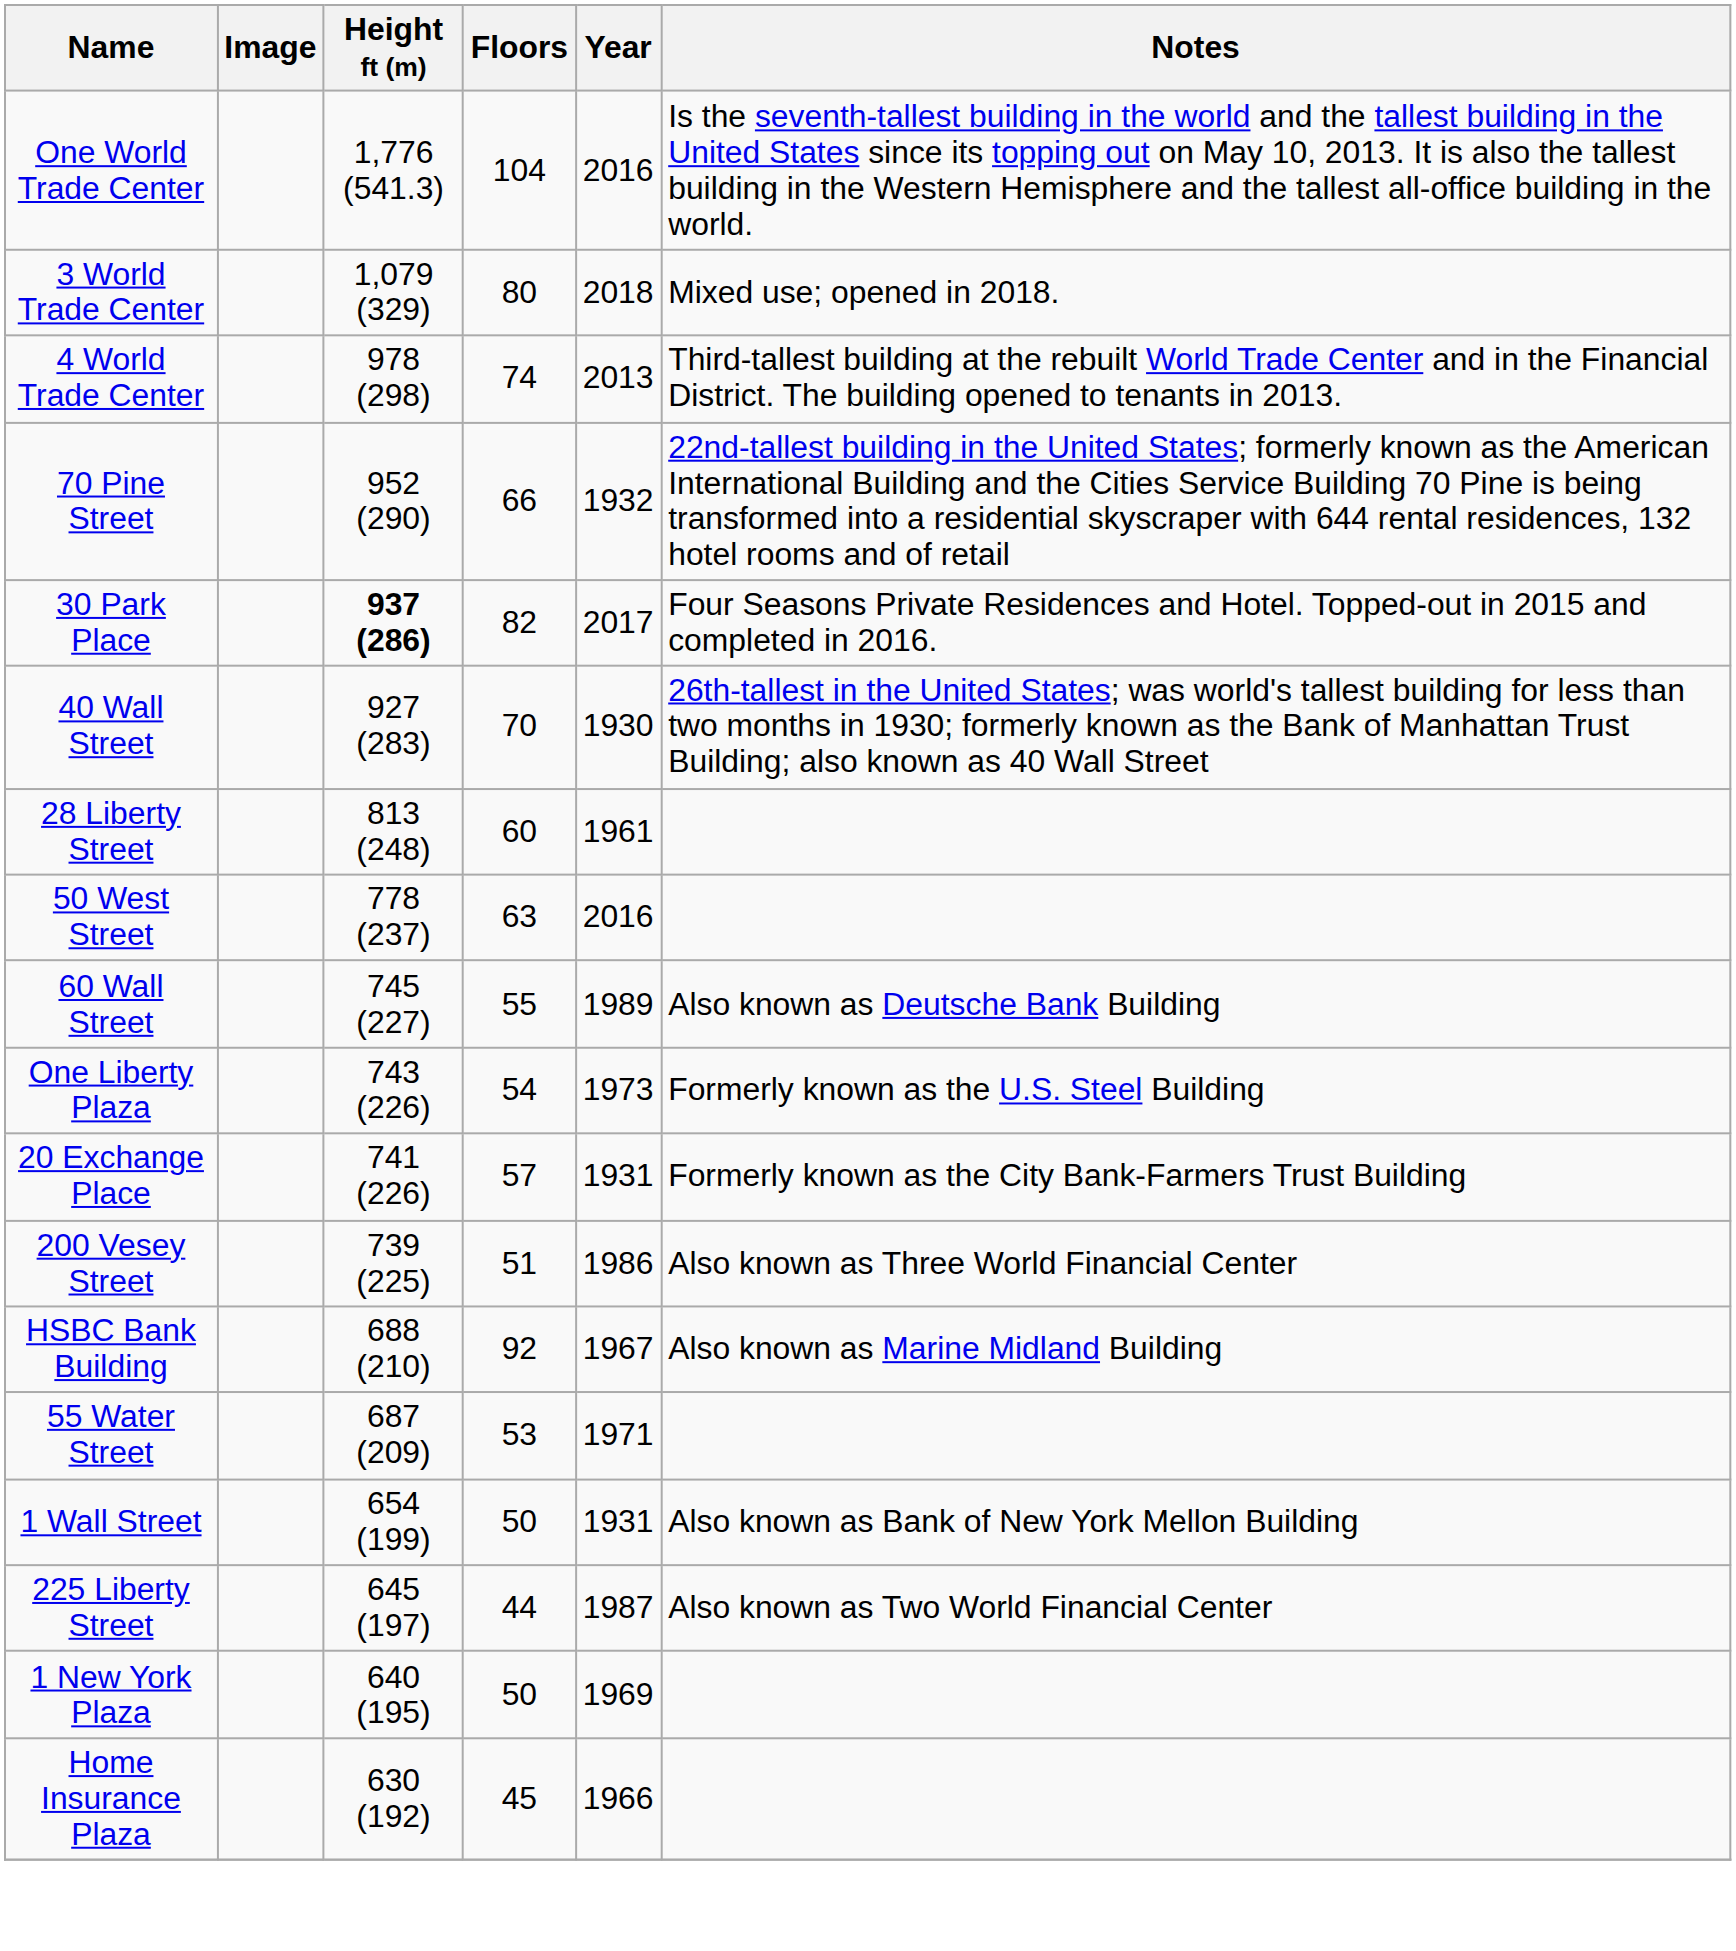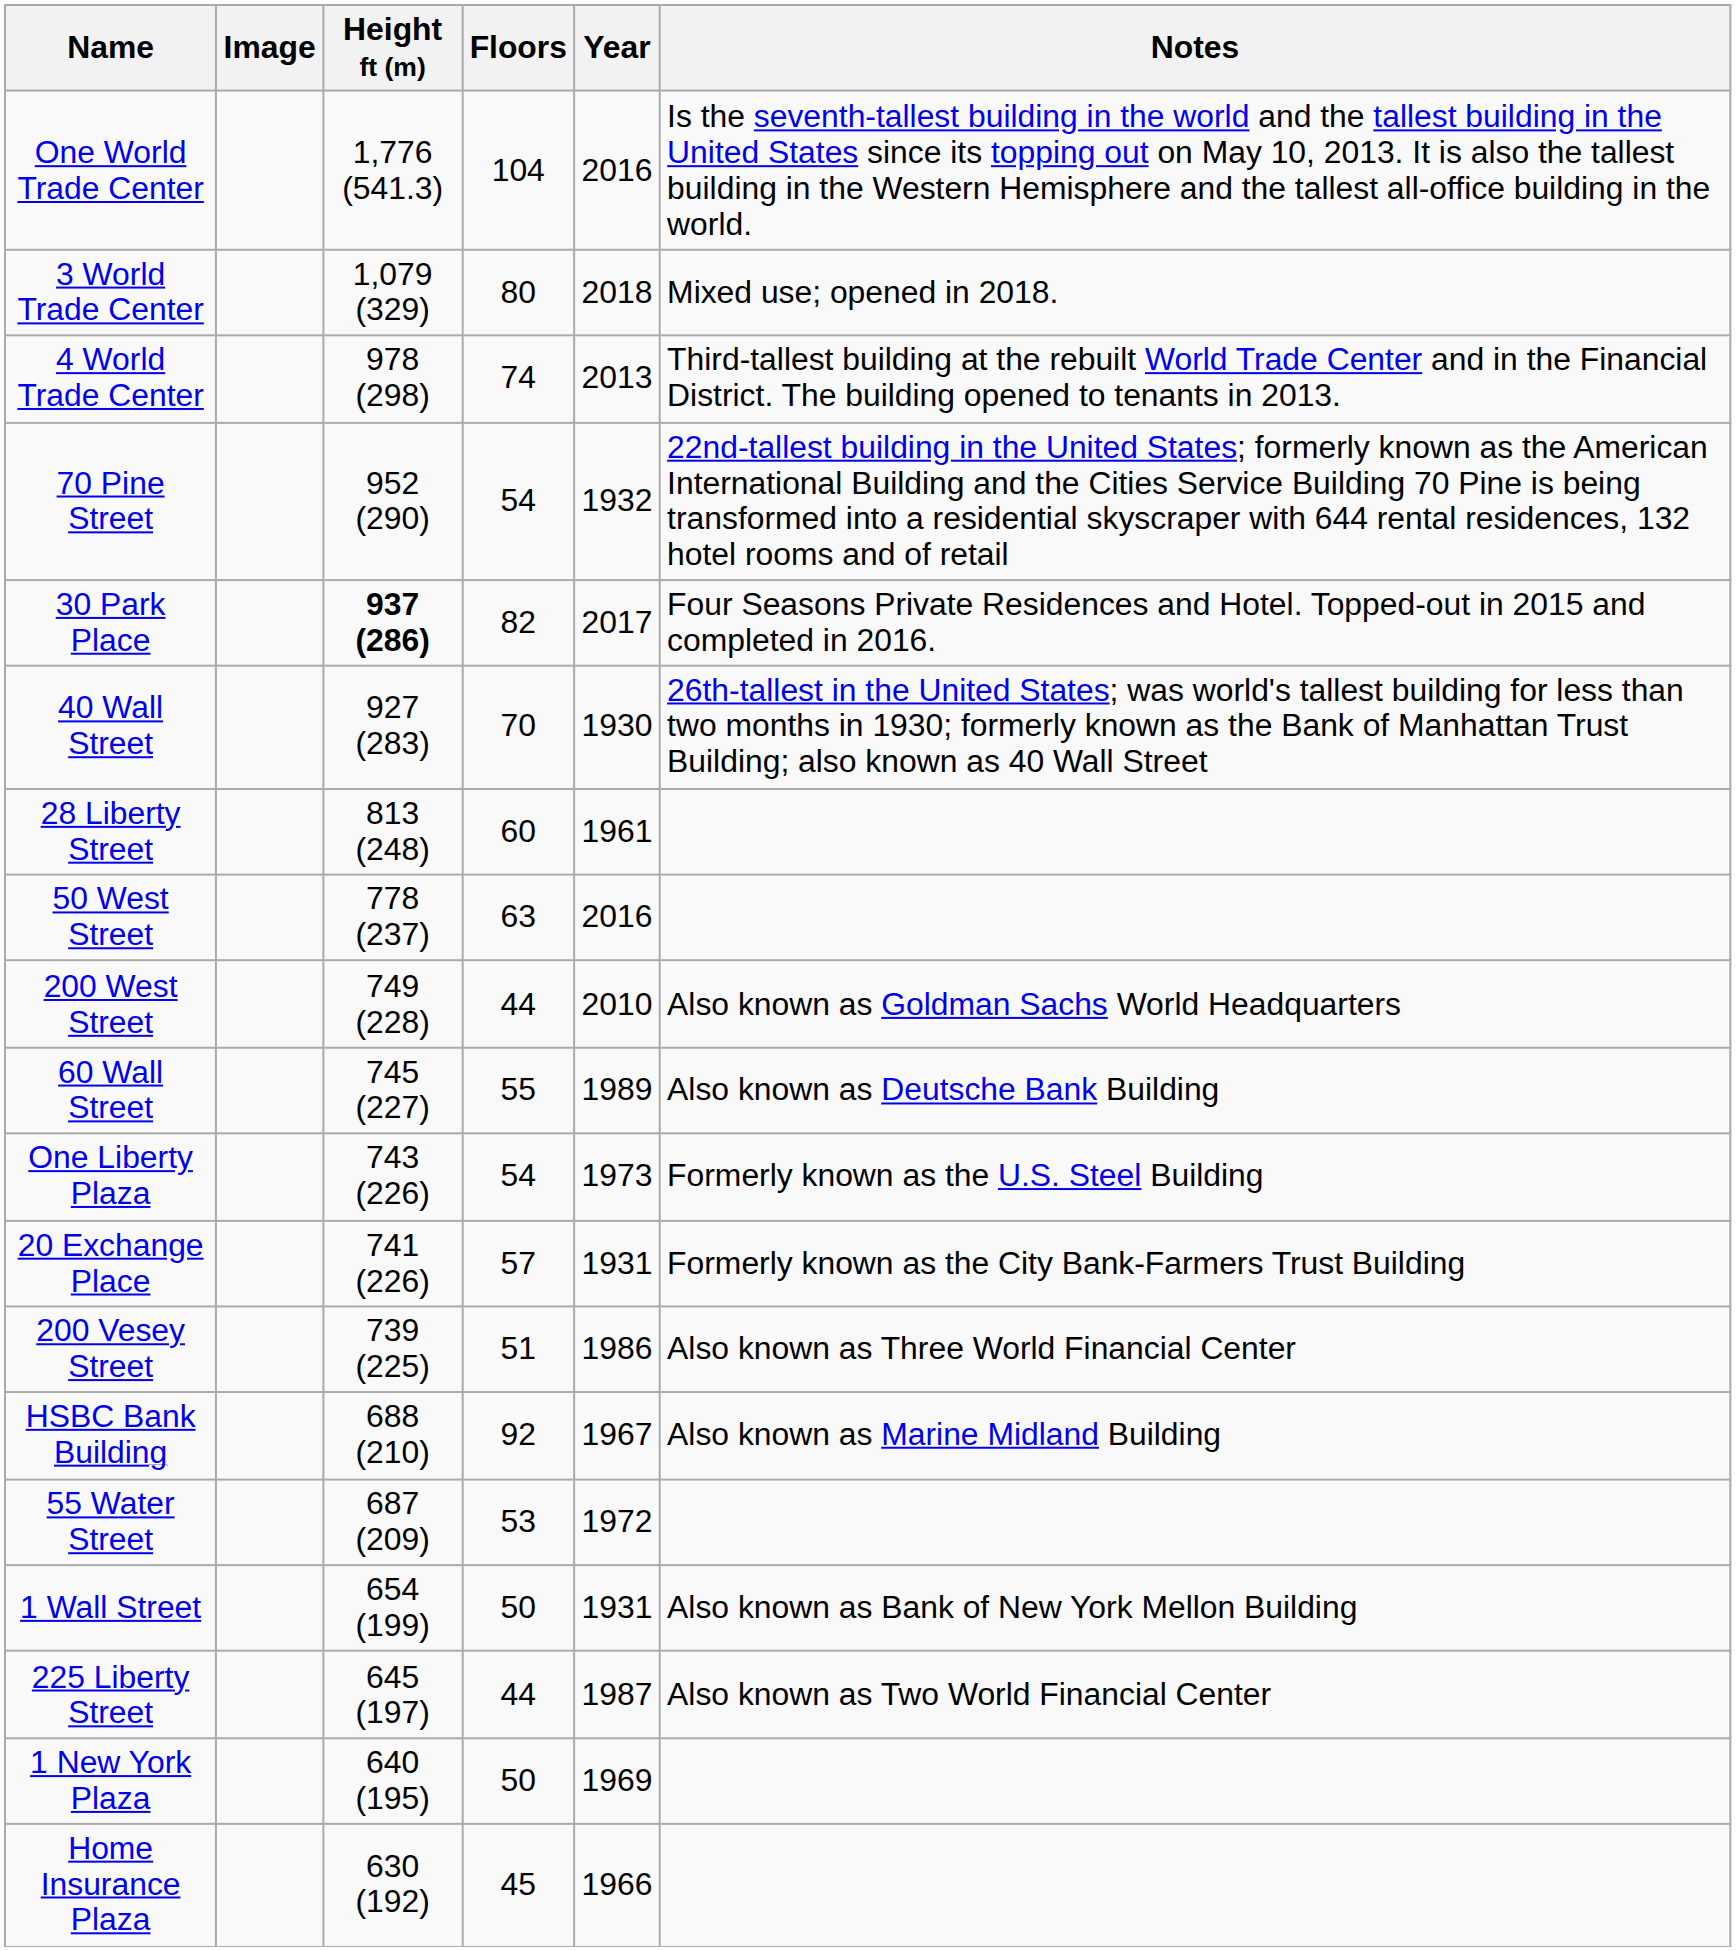(519, 500) 66 -> (518, 500) 54
+ row: (111, 1003)
(618, 1435) 1971 -> (617, 1521) 1972
